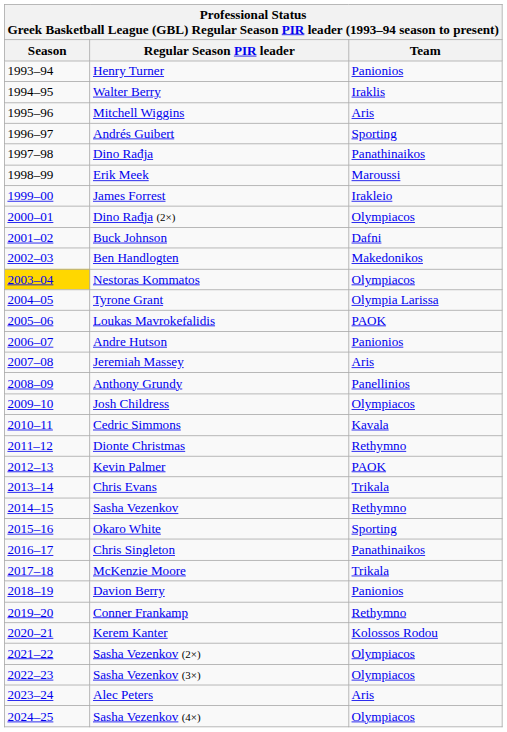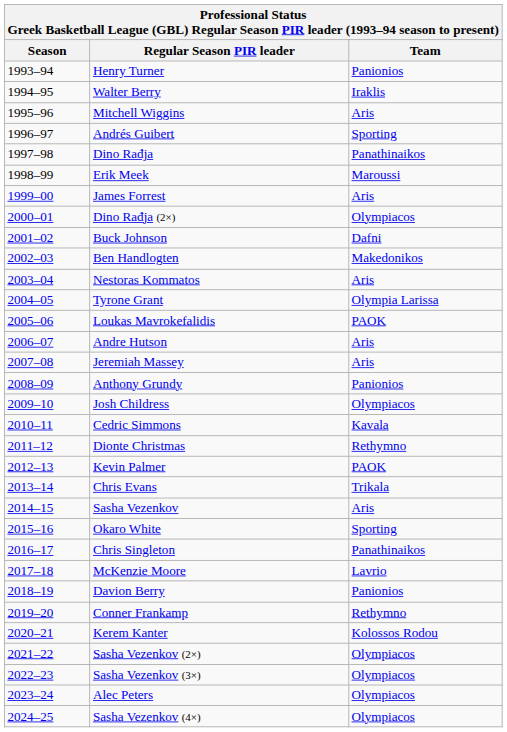(372, 196) Irakleio -> (363, 196) Aris
(30, 279) gold background -> (30, 279) no background
(383, 279) Olympiacos -> (363, 279) Aris
(377, 341) Panionios -> (363, 341) Aris
(381, 383) Panellinios -> (377, 383) Panionios
(379, 508) Rethymno -> (363, 508) Aris
(370, 570) Trikala -> (369, 570) Lavrio
(363, 695) Aris -> (383, 695) Olympiacos
